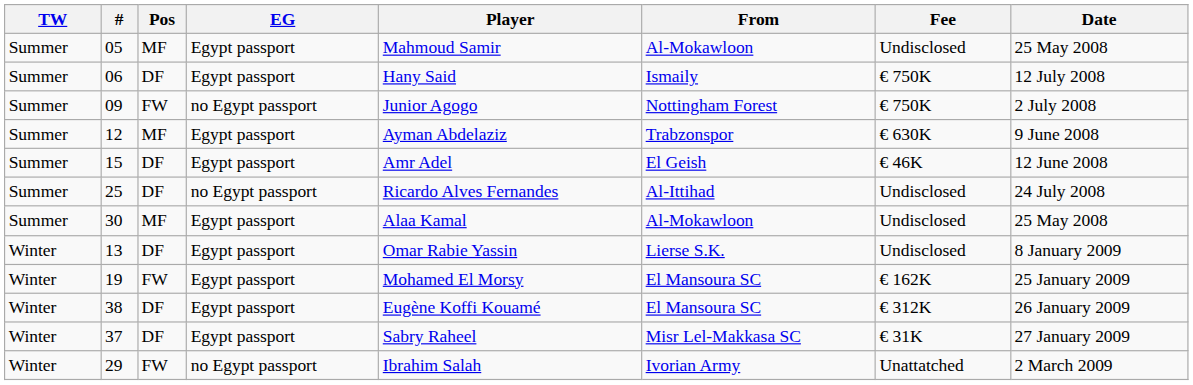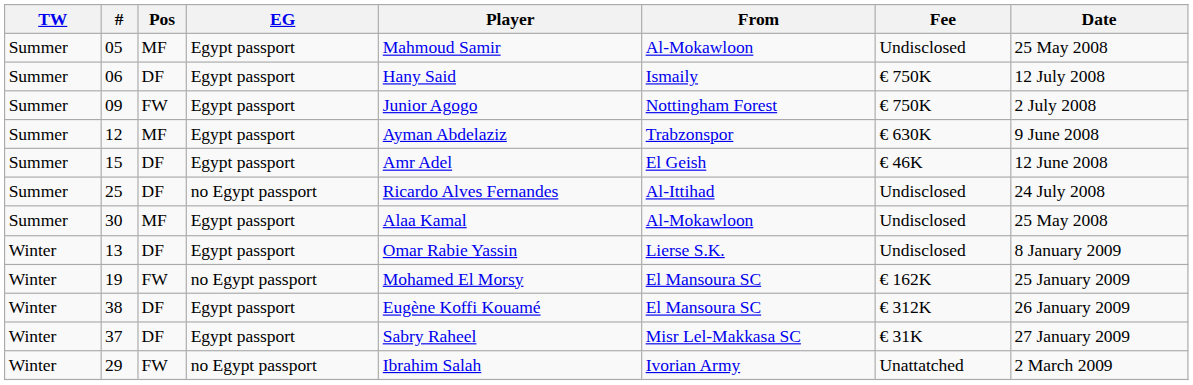(254, 105) no Egypt passport -> (243, 105) Egypt passport
(243, 278) Egypt passport -> (254, 278) no Egypt passport
